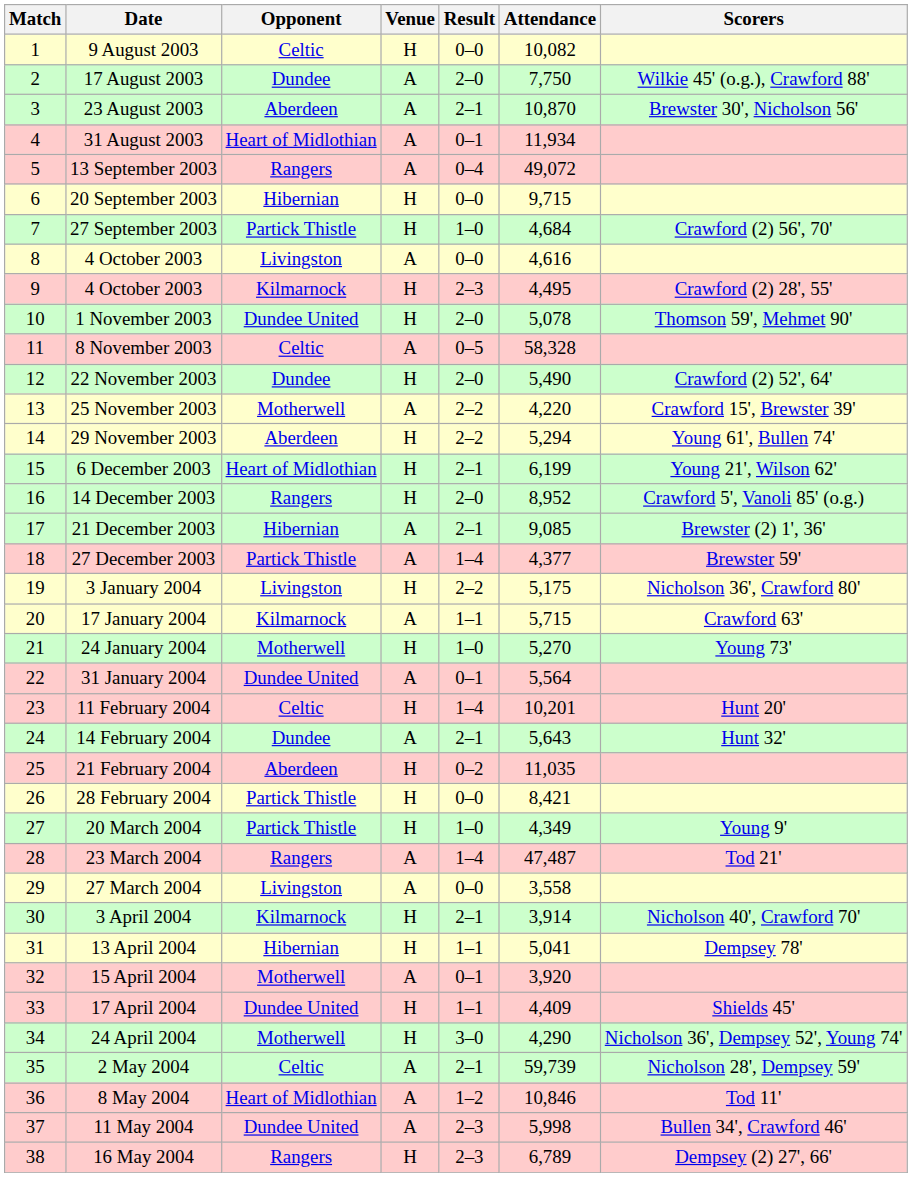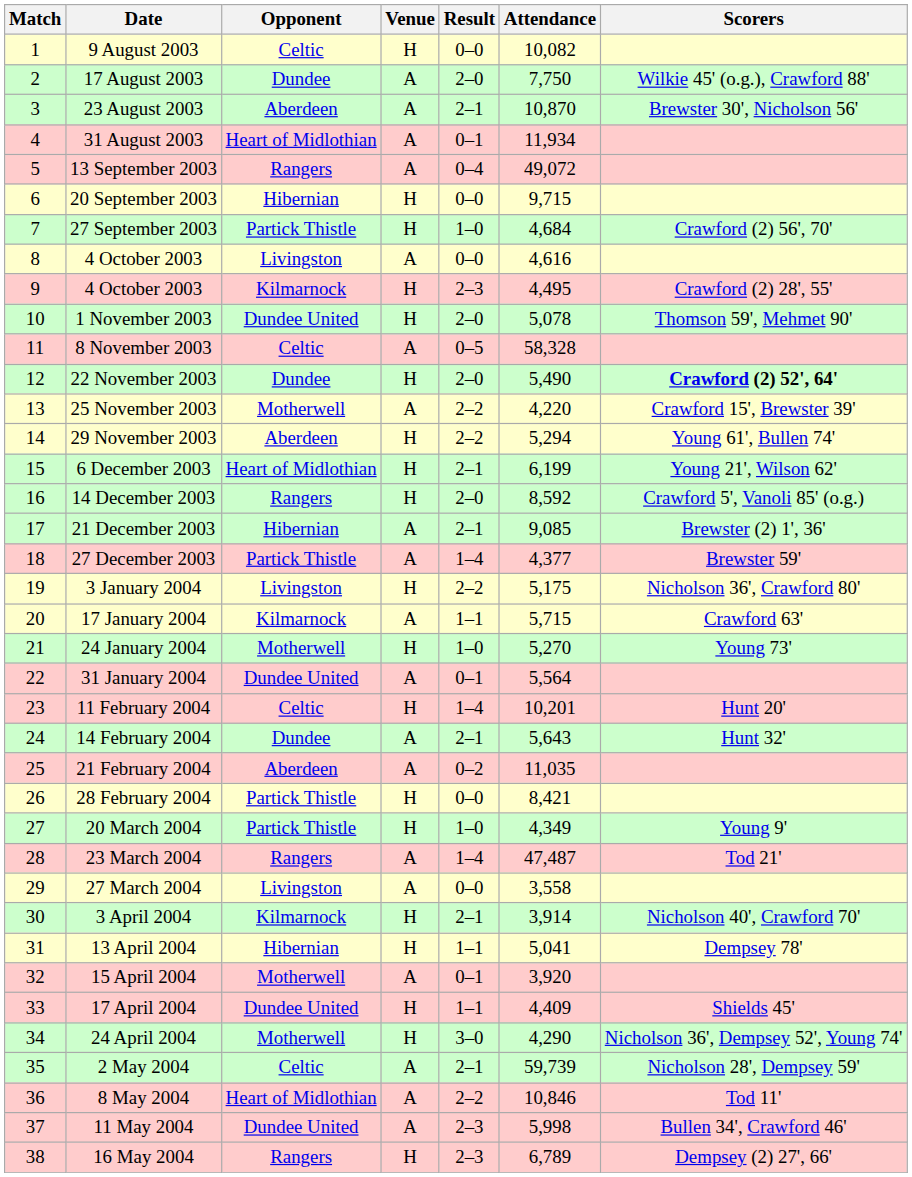(754, 378) normal -> (754, 378) bold
(550, 498) 8,952 -> (550, 498) 8,592
(410, 768) H -> (410, 768) A
(469, 1097) 1–2 -> (469, 1097) 2–2
